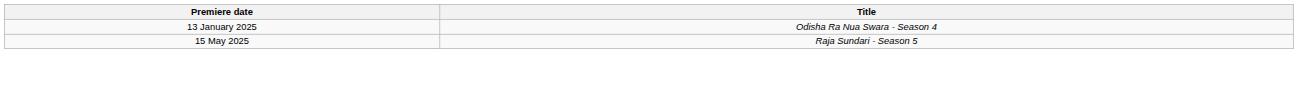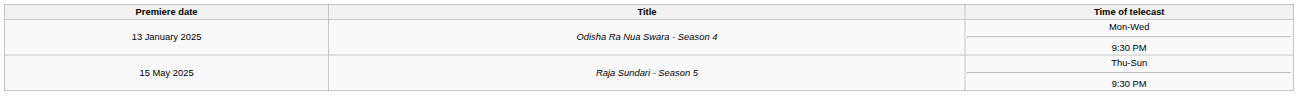+ column: (1129, 12)
